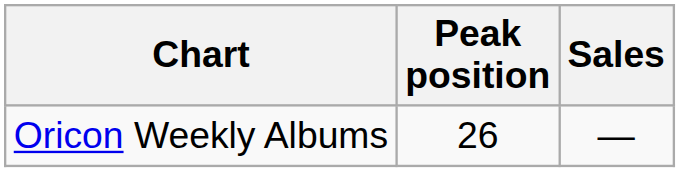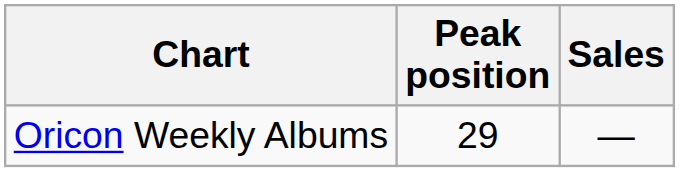(478, 135) 26 -> (478, 135) 29
